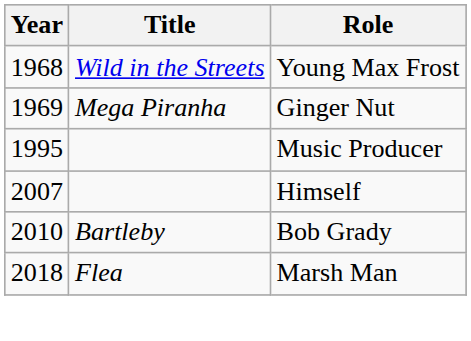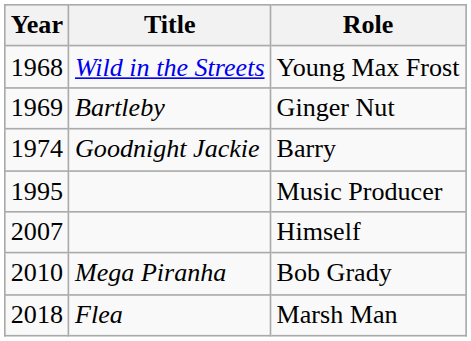(151, 107) Mega Piranha -> (120, 107) Bartleby
+ row: (306, 149)
(120, 231) Bartleby -> (151, 273) Mega Piranha
